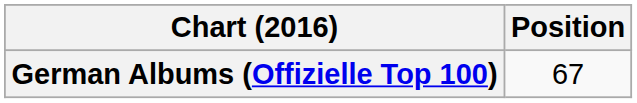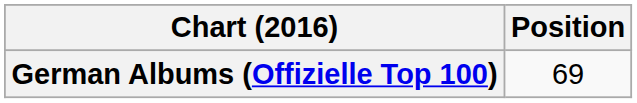(568, 73) 67 -> (568, 73) 69
